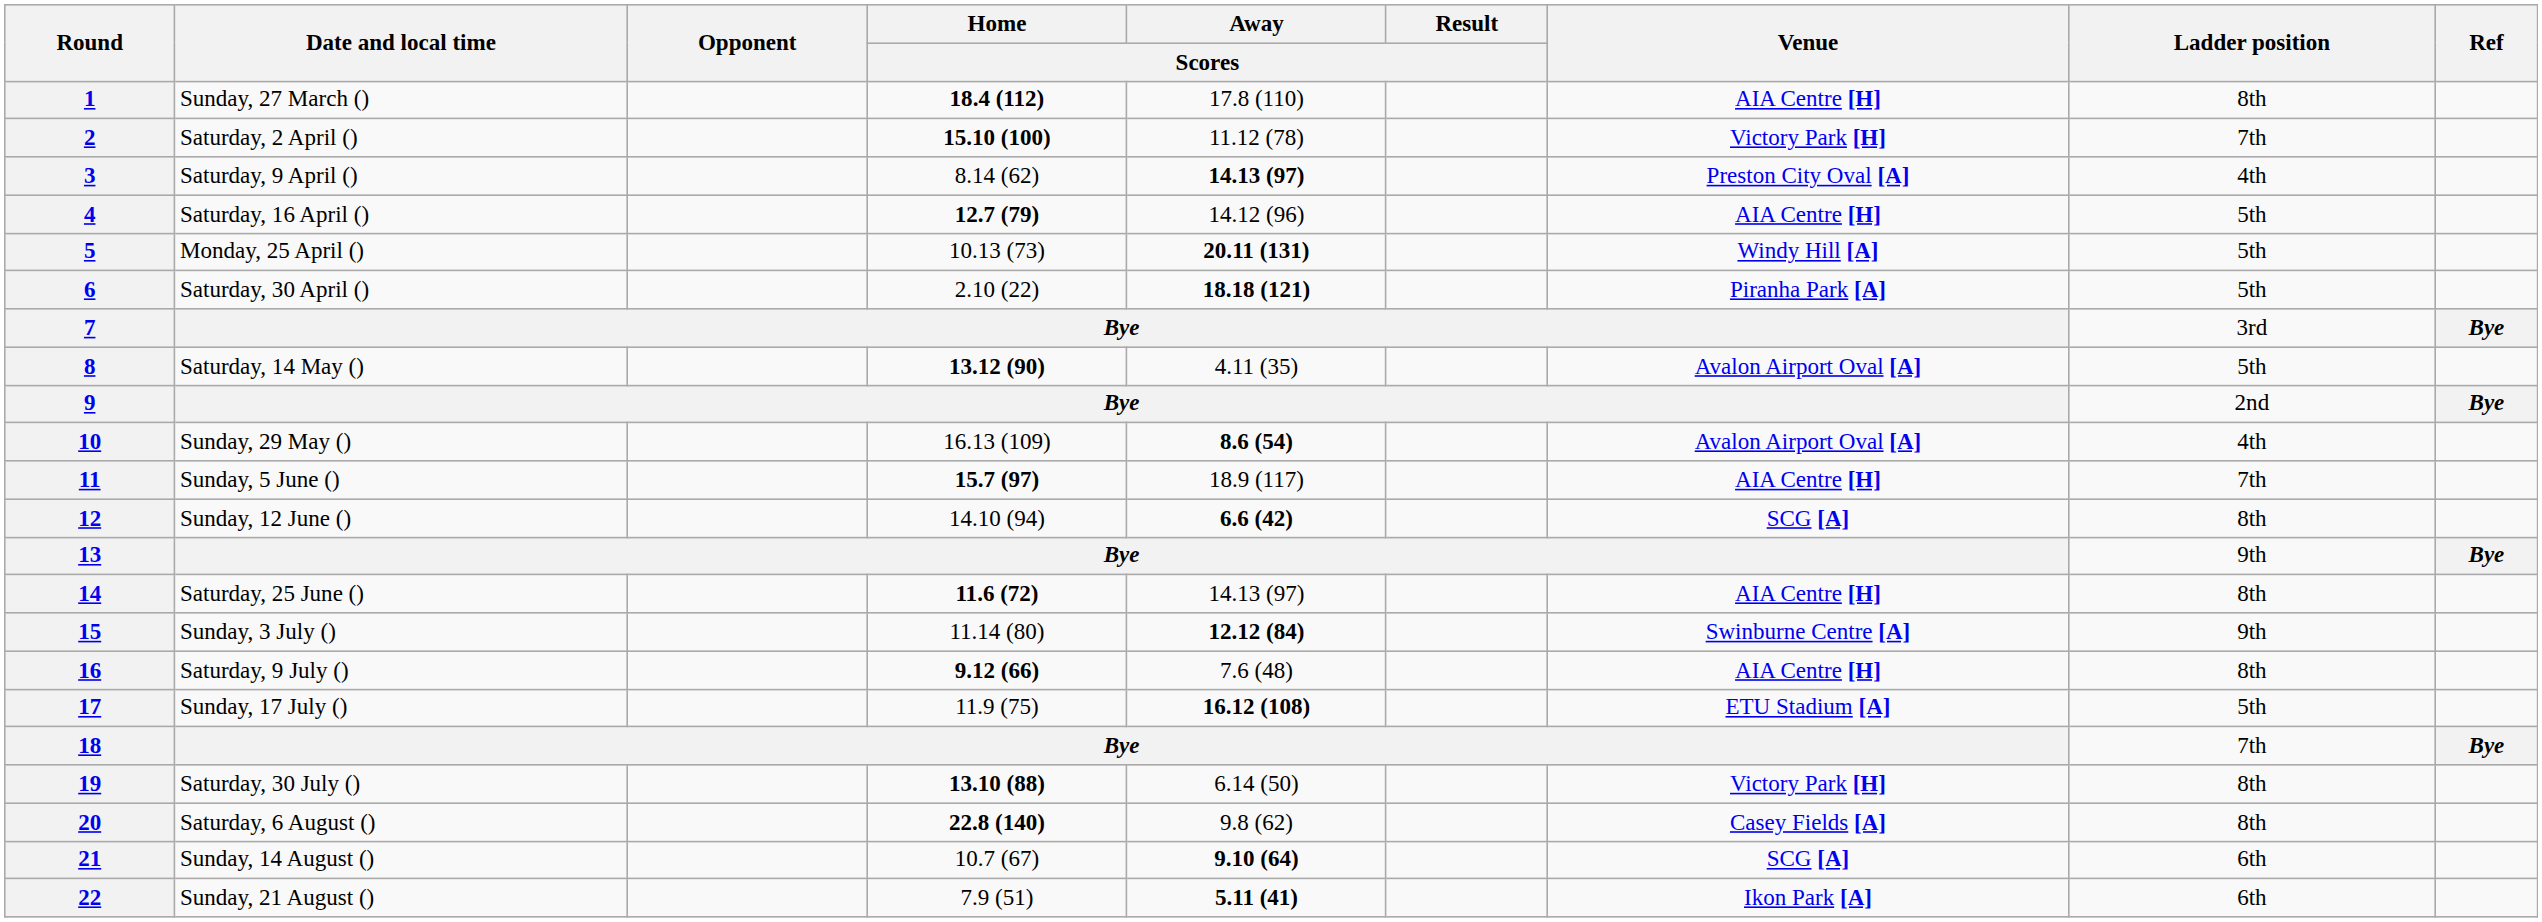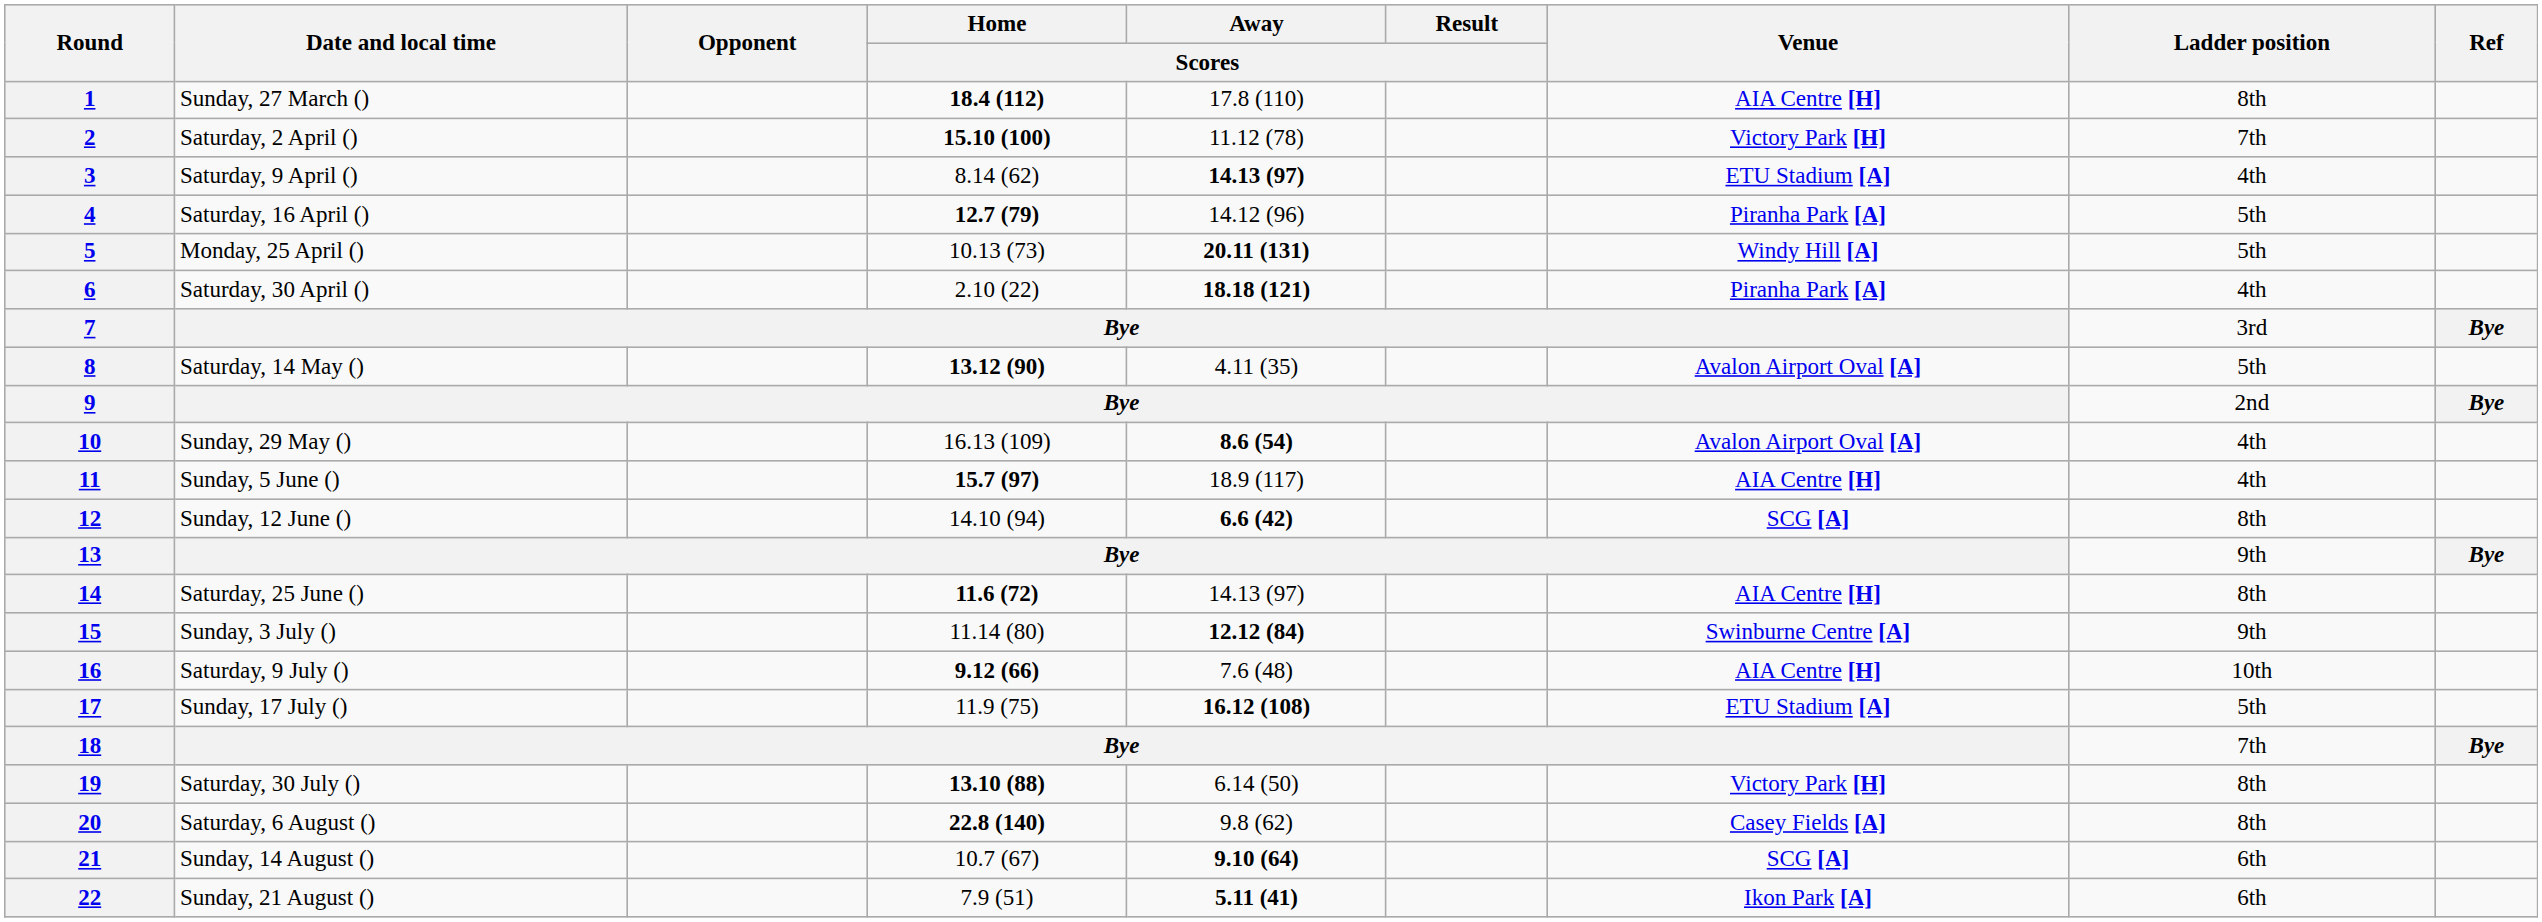(1808, 175) Preston City Oval [A] -> (1808, 175) ETU Stadium [A]
(1808, 213) AIA Centre [H] -> (1808, 213) Piranha Park [A]
(2252, 289) 5th -> (2252, 289) 4th
(2252, 479) 7th -> (2252, 479) 4th
(2252, 669) 8th -> (2252, 669) 10th
